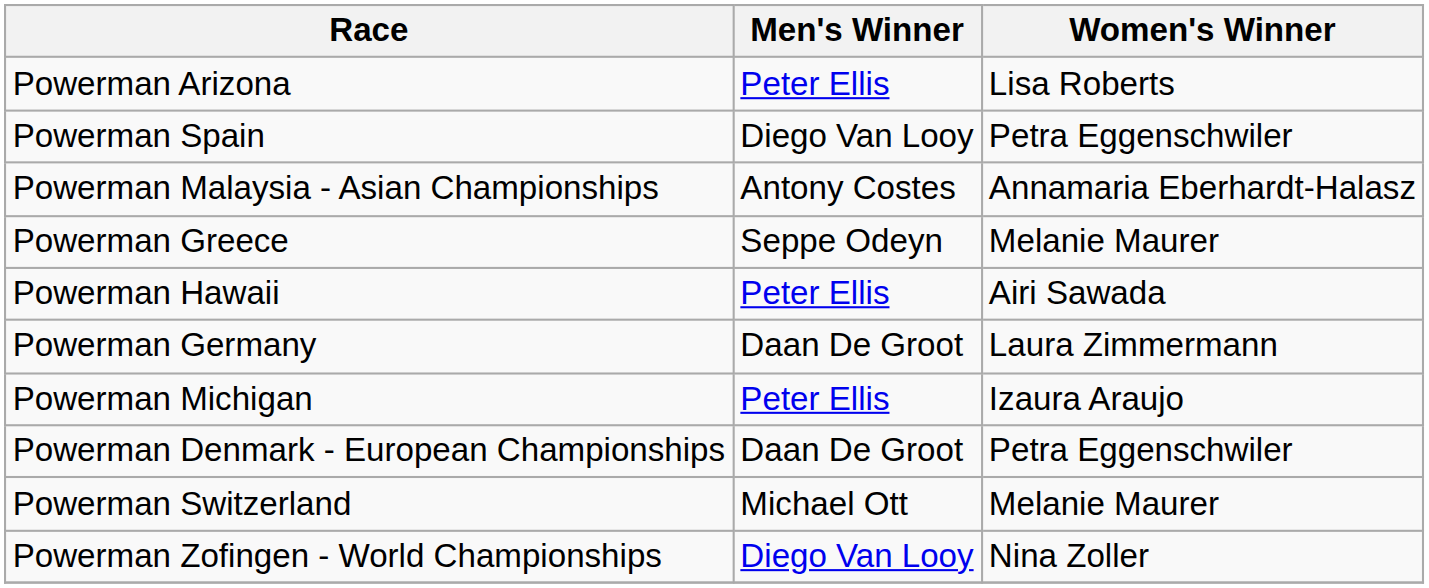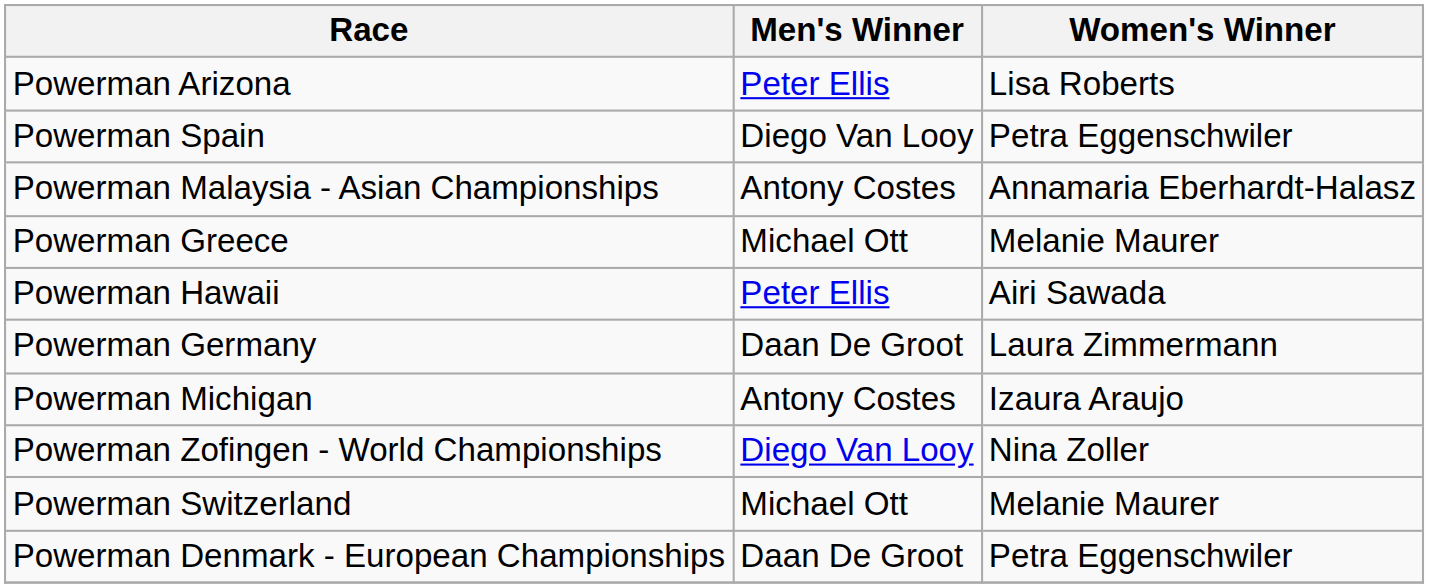(842, 240) Seppe Odeyn -> (824, 240) Michael Ott
(815, 398) Peter Ellis -> (848, 398) Antony Costes
rows swapped: (369, 450) <-> (337, 556)
